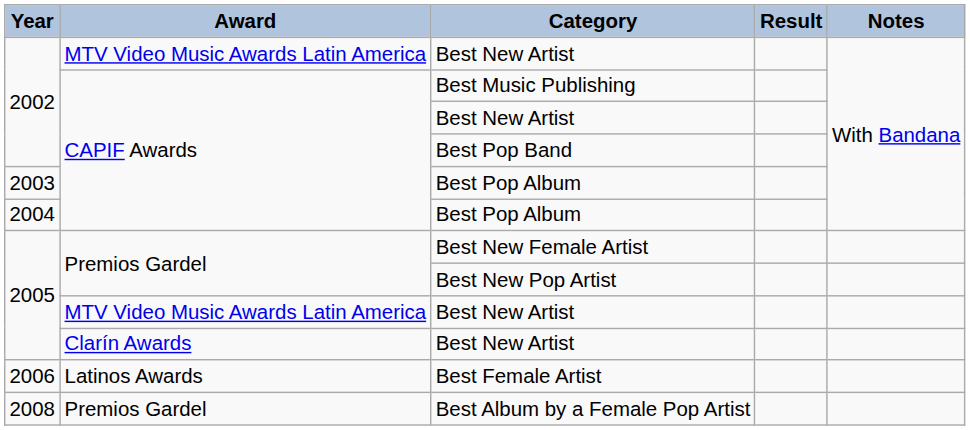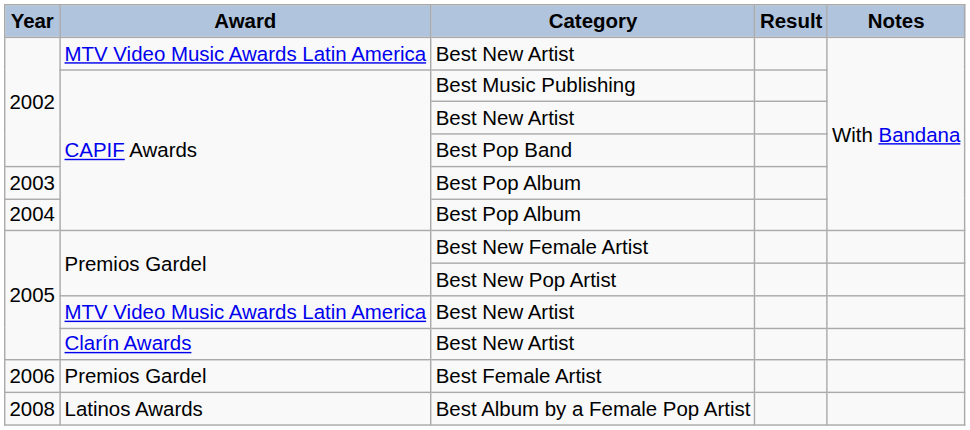(134, 377) Latinos Awards -> (136, 377) Premios Gardel
(136, 409) Premios Gardel -> (134, 409) Latinos Awards
